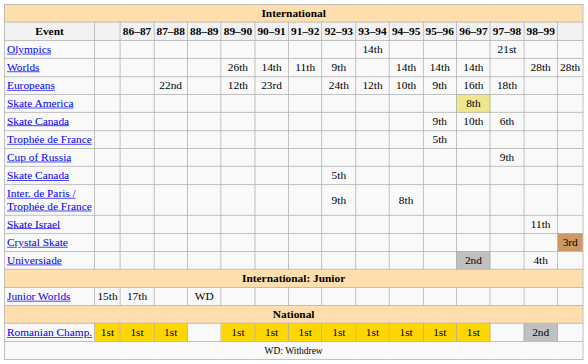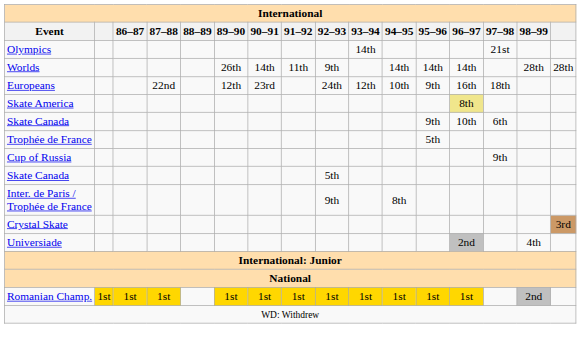- row: (34, 224)
- row: (39, 296)
